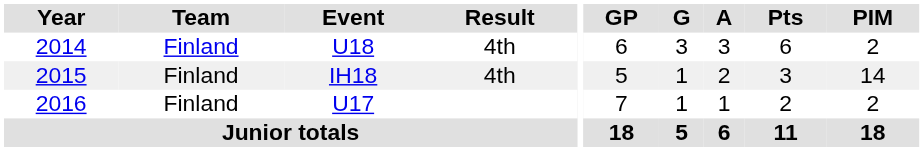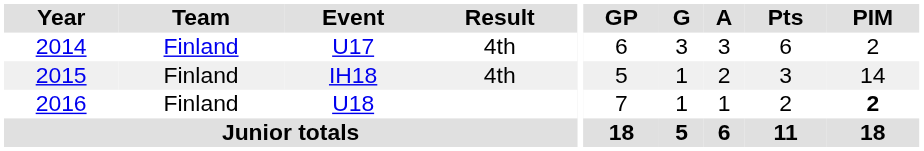(353, 46) U18 -> (353, 46) U17
(353, 103) U17 -> (353, 103) U18
(873, 103) normal -> (873, 103) bold
